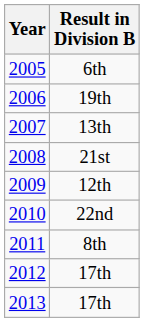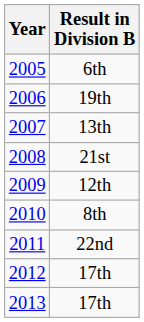(95, 214) 22nd -> (95, 214) 8th
(95, 244) 8th -> (95, 244) 22nd
